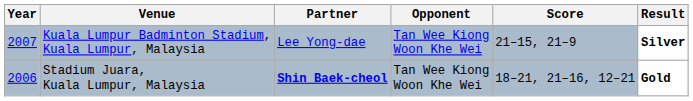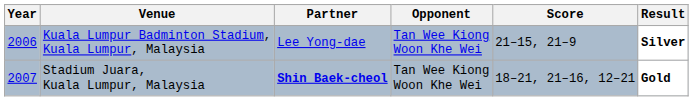(22, 43) 2007 -> (22, 43) 2006
(22, 78) 2006 -> (22, 78) 2007
